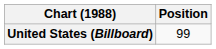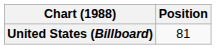(183, 34) 99 -> (183, 34) 81
